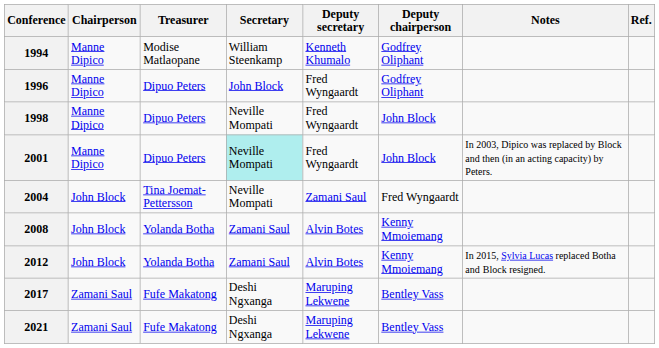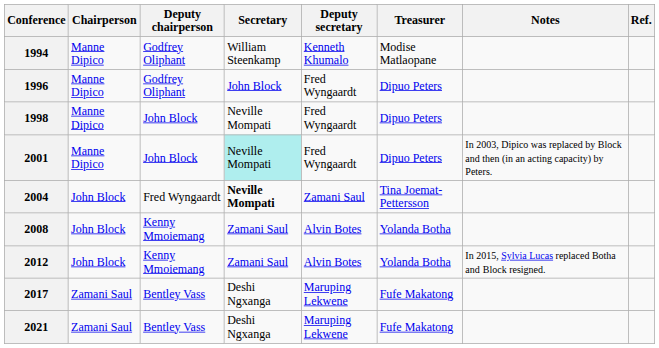columns swapped: (421, 20) <-> (183, 20)
(251, 196) normal -> (251, 196) bold
